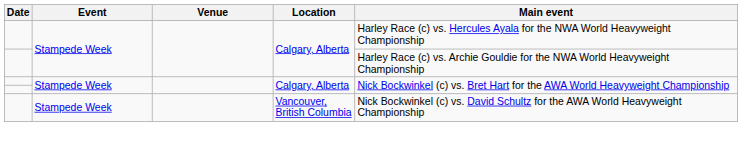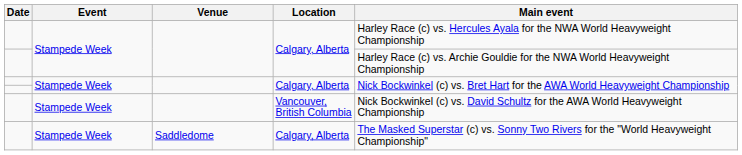+ row: (184, 135)
